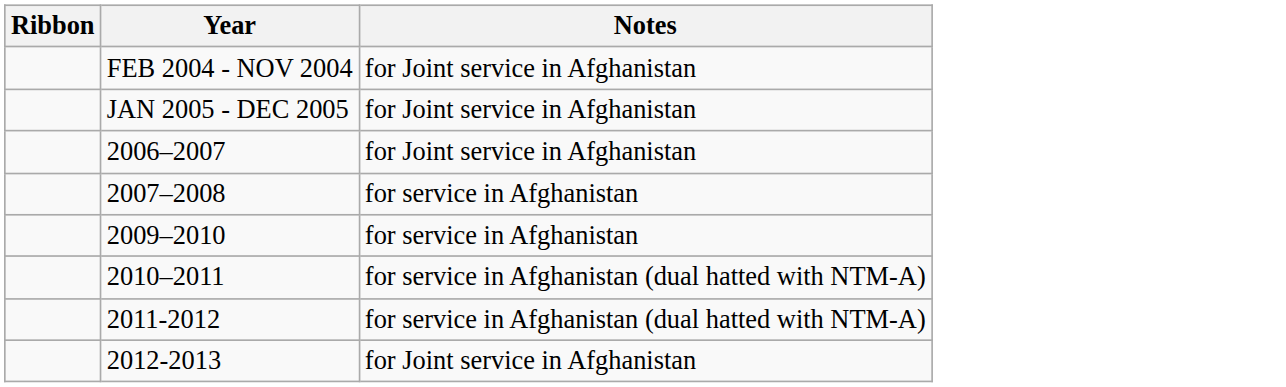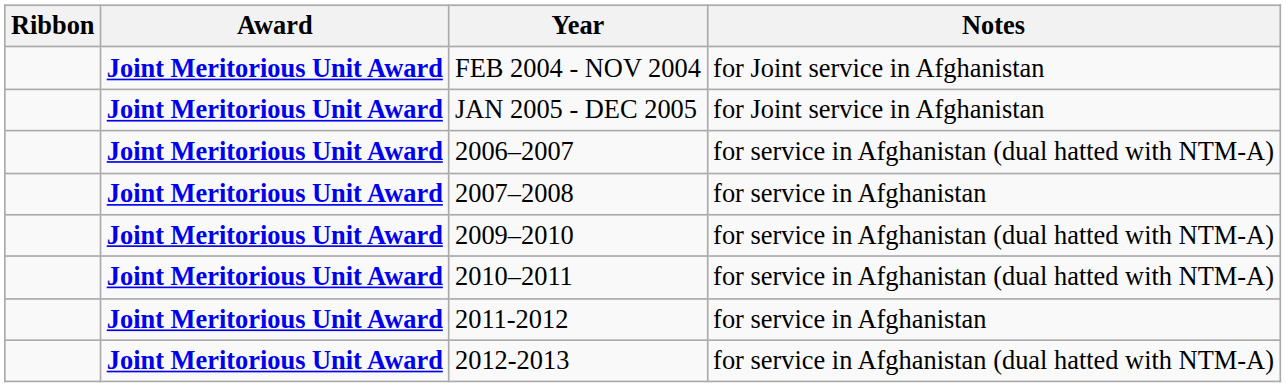+ column: (275, 25)
(531, 151) for Joint service in Afghanistan -> (994, 151) for service in Afghanistan (dual hatted with NTM-A)
(502, 235) for service in Afghanistan -> (994, 235) for service in Afghanistan (dual hatted with NTM-A)
(645, 318) for service in Afghanistan (dual hatted with NTM-A) -> (850, 318) for service in Afghanistan
(531, 360) for Joint service in Afghanistan -> (994, 360) for service in Afghanistan (dual hatted with NTM-A)
